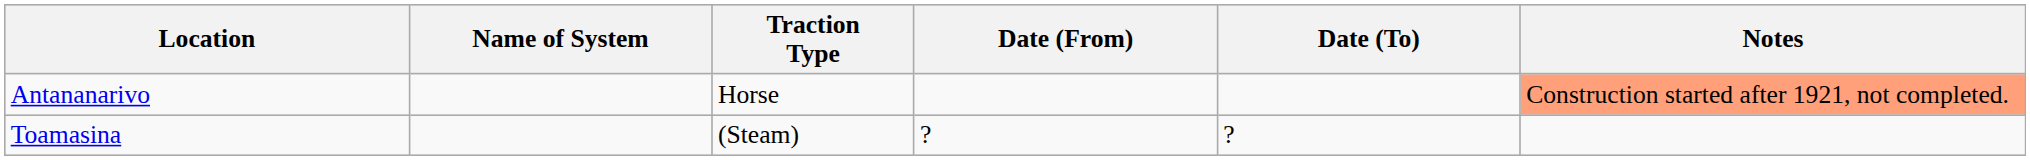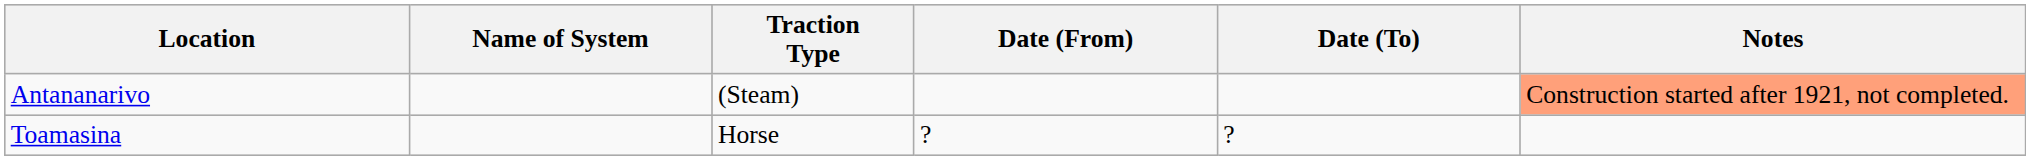(749, 94) Horse -> (758, 94) (Steam)
(758, 134) (Steam) -> (749, 134) Horse
